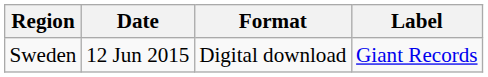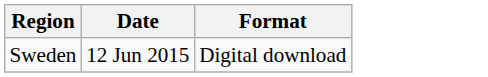- column: (417, 21)
